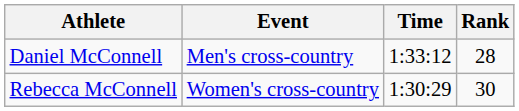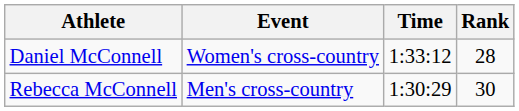(270, 55) Men's cross-country -> (283, 55) Women's cross-country
(283, 89) Women's cross-country -> (270, 89) Men's cross-country
